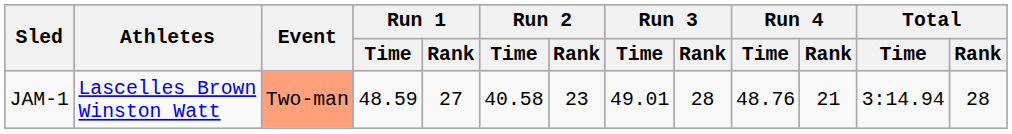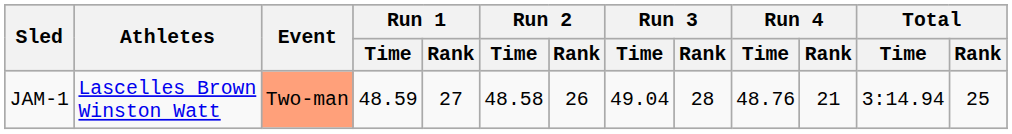(514, 99) 40.58 -> (514, 99) 48.58
(577, 99) 23 -> (577, 99) 26
(640, 99) 49.01 -> (640, 99) 49.04
(978, 99) 28 -> (978, 99) 25
